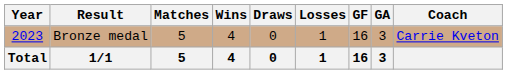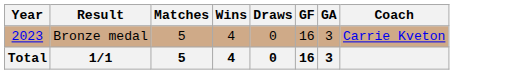- column: (323, 15)
